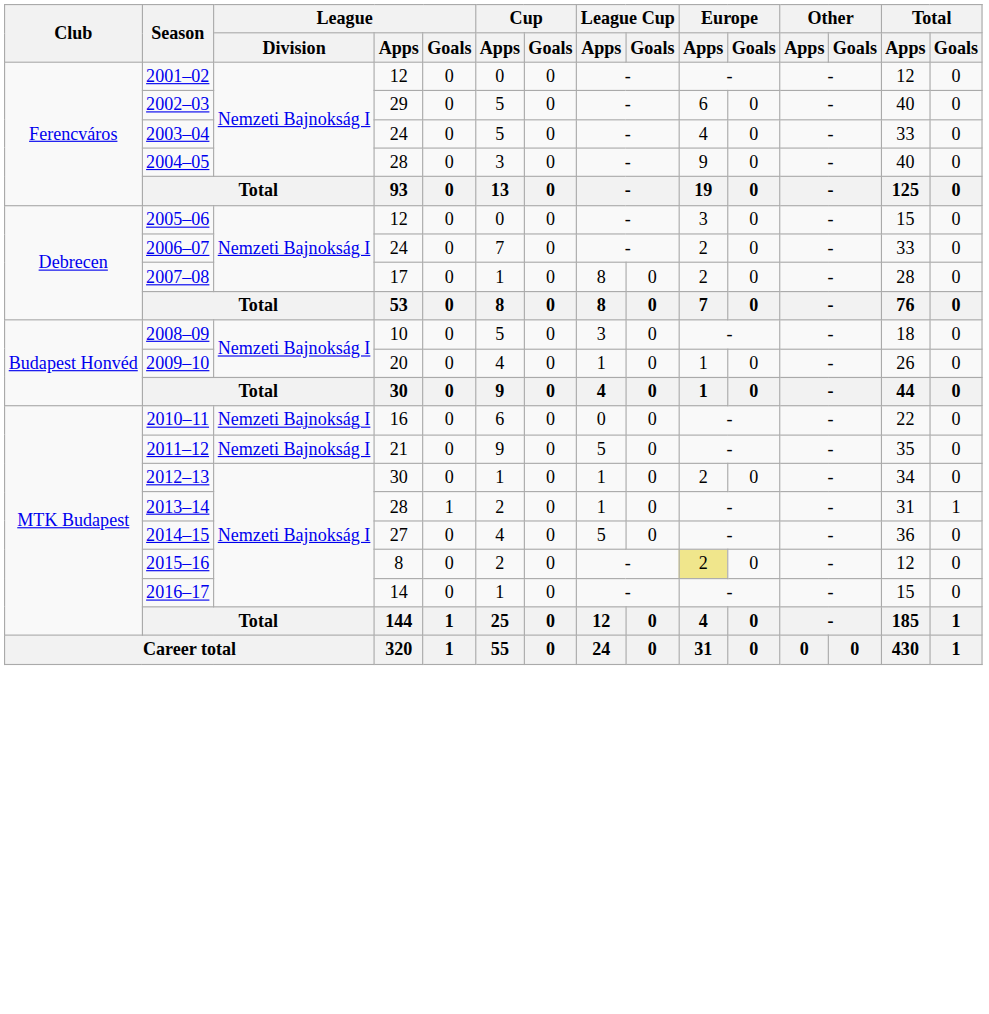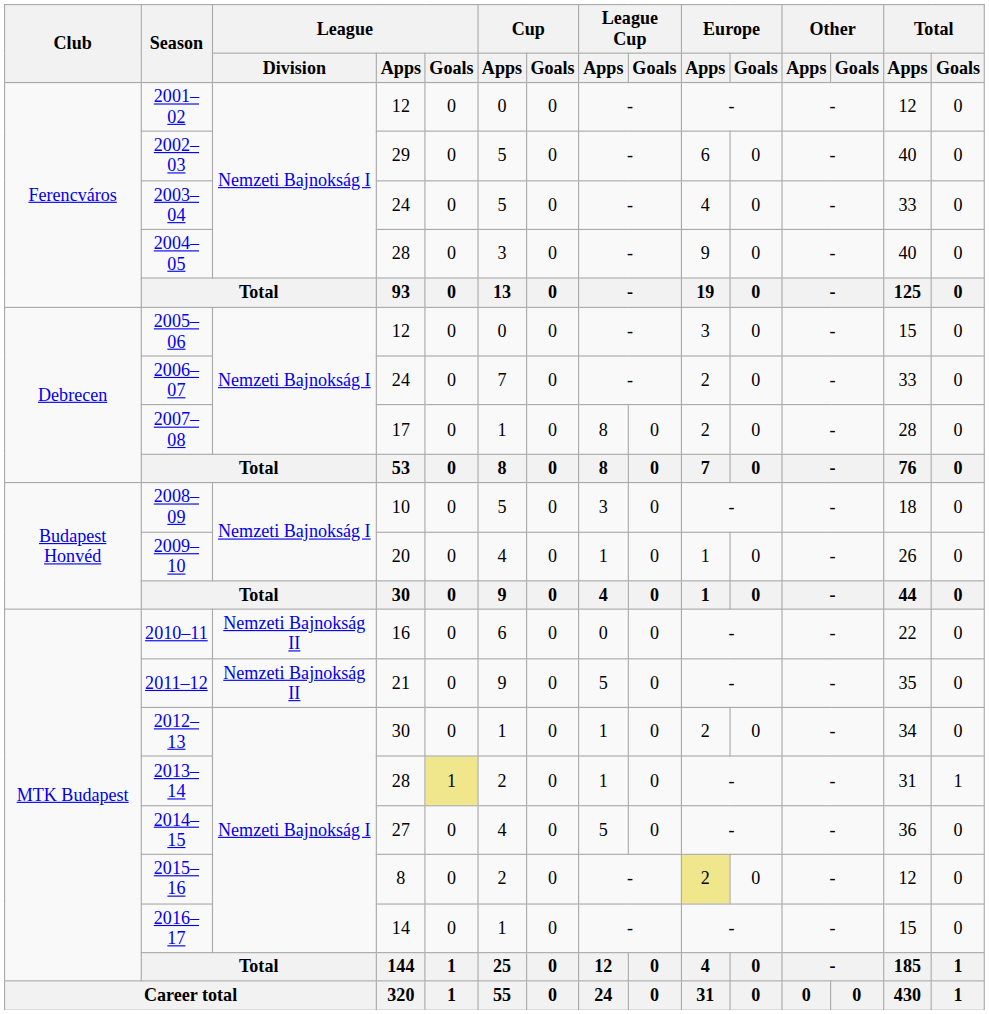(294, 420) Nemzeti Bajnokság I -> (294, 633) Nemzeti Bajnokság II
(294, 448) Nemzeti Bajnokság I -> (294, 682) Nemzeti Bajnokság II
(449, 506) no background -> (451, 780) khaki background
